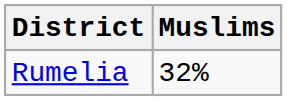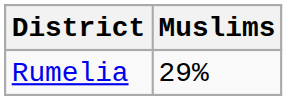(184, 73) 32% -> (184, 73) 29%
